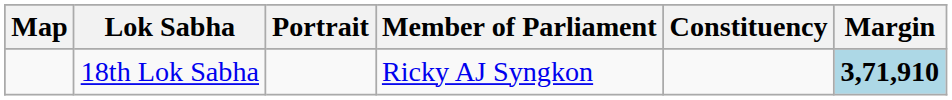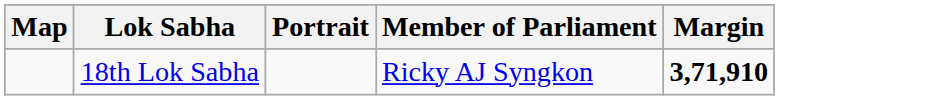- column: (749, 26)
(890, 71) lightblue background -> (719, 71) no background
